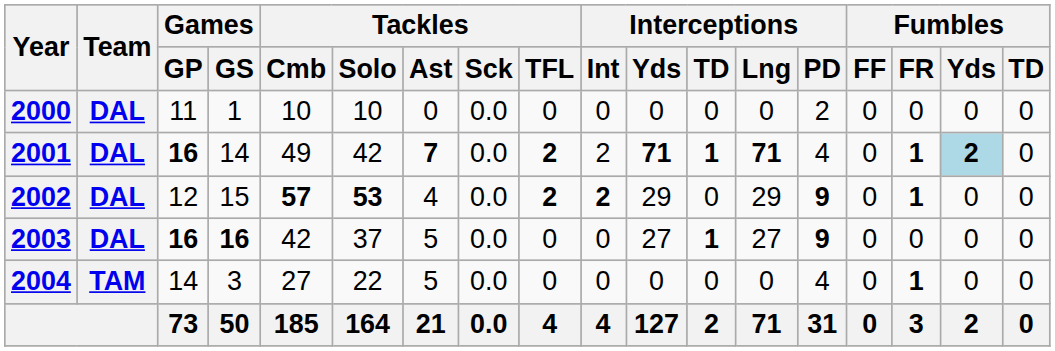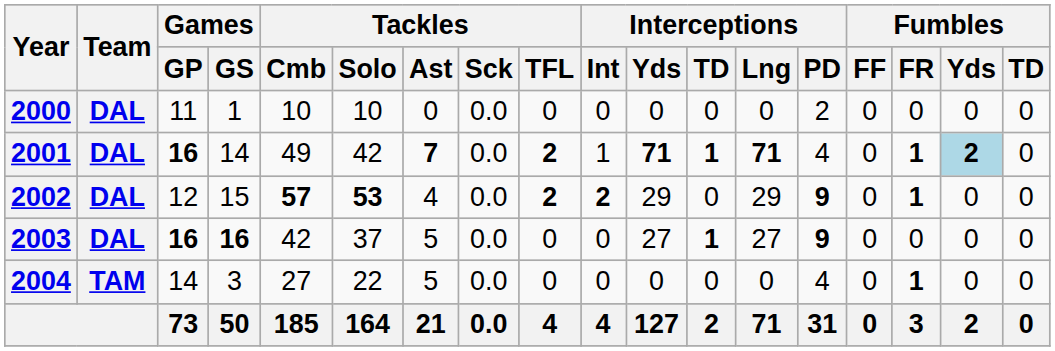(603, 153) 2 -> (603, 153) 1
